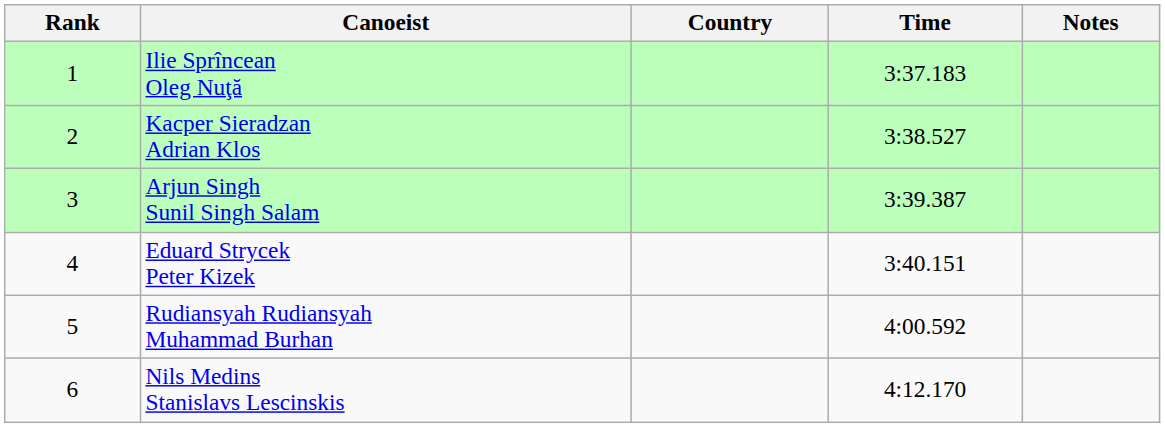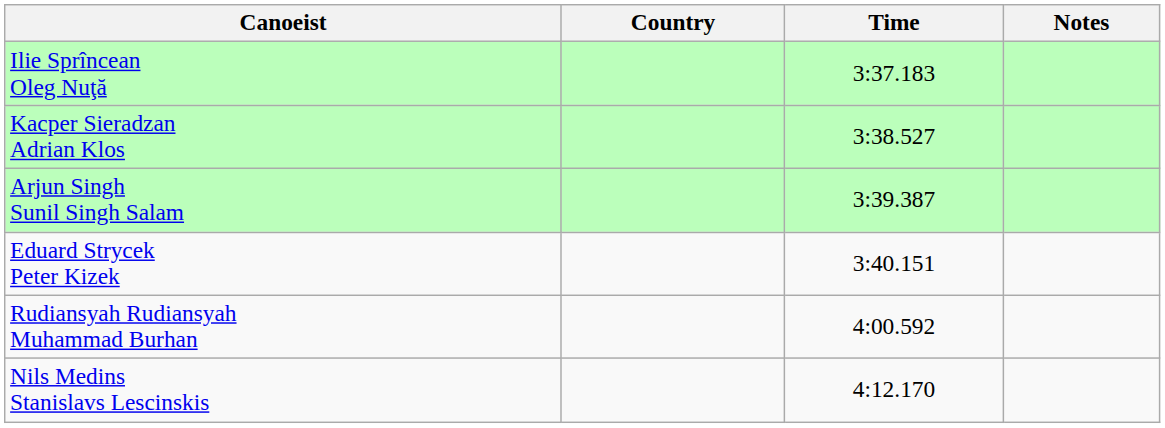- column: (72, 23)
